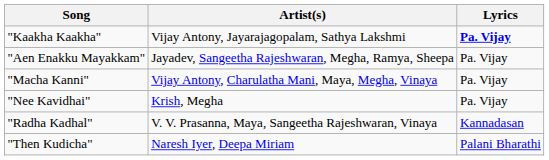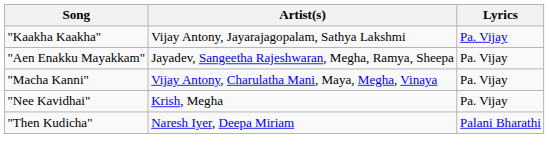(485, 37) bold -> (484, 37) normal
- row: (50, 123)
